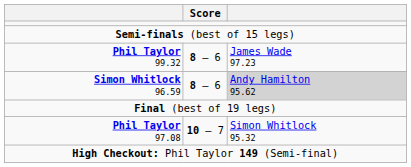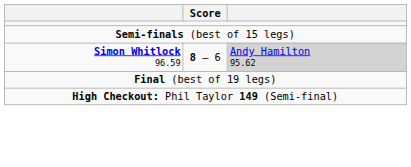- row: (147, 57)
- row: (147, 131)
